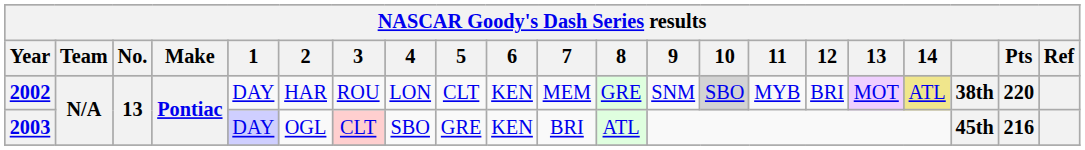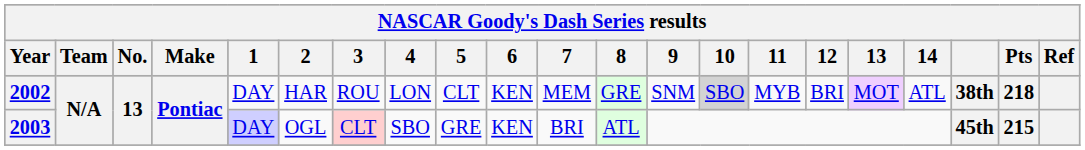(927, 92) khaki background -> (927, 92) no background
(1019, 92) 220 -> (1019, 92) 218
(1019, 127) 216 -> (1019, 127) 215
